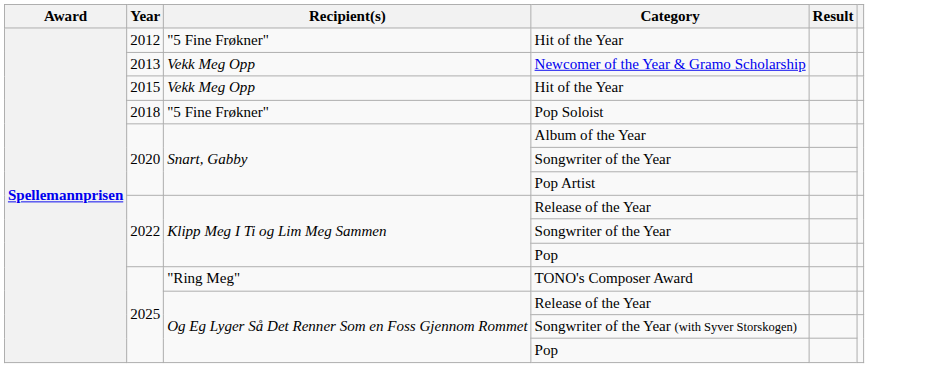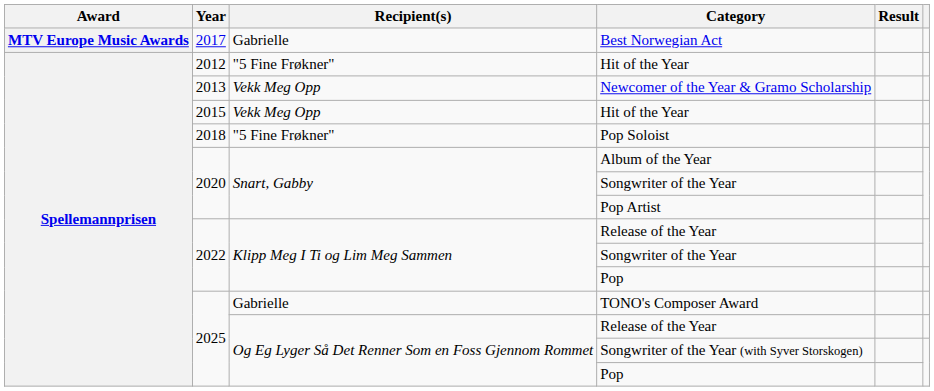+ row: (211, 40)
(204, 278) "Ring Meg" -> (261, 302) Gabrielle
